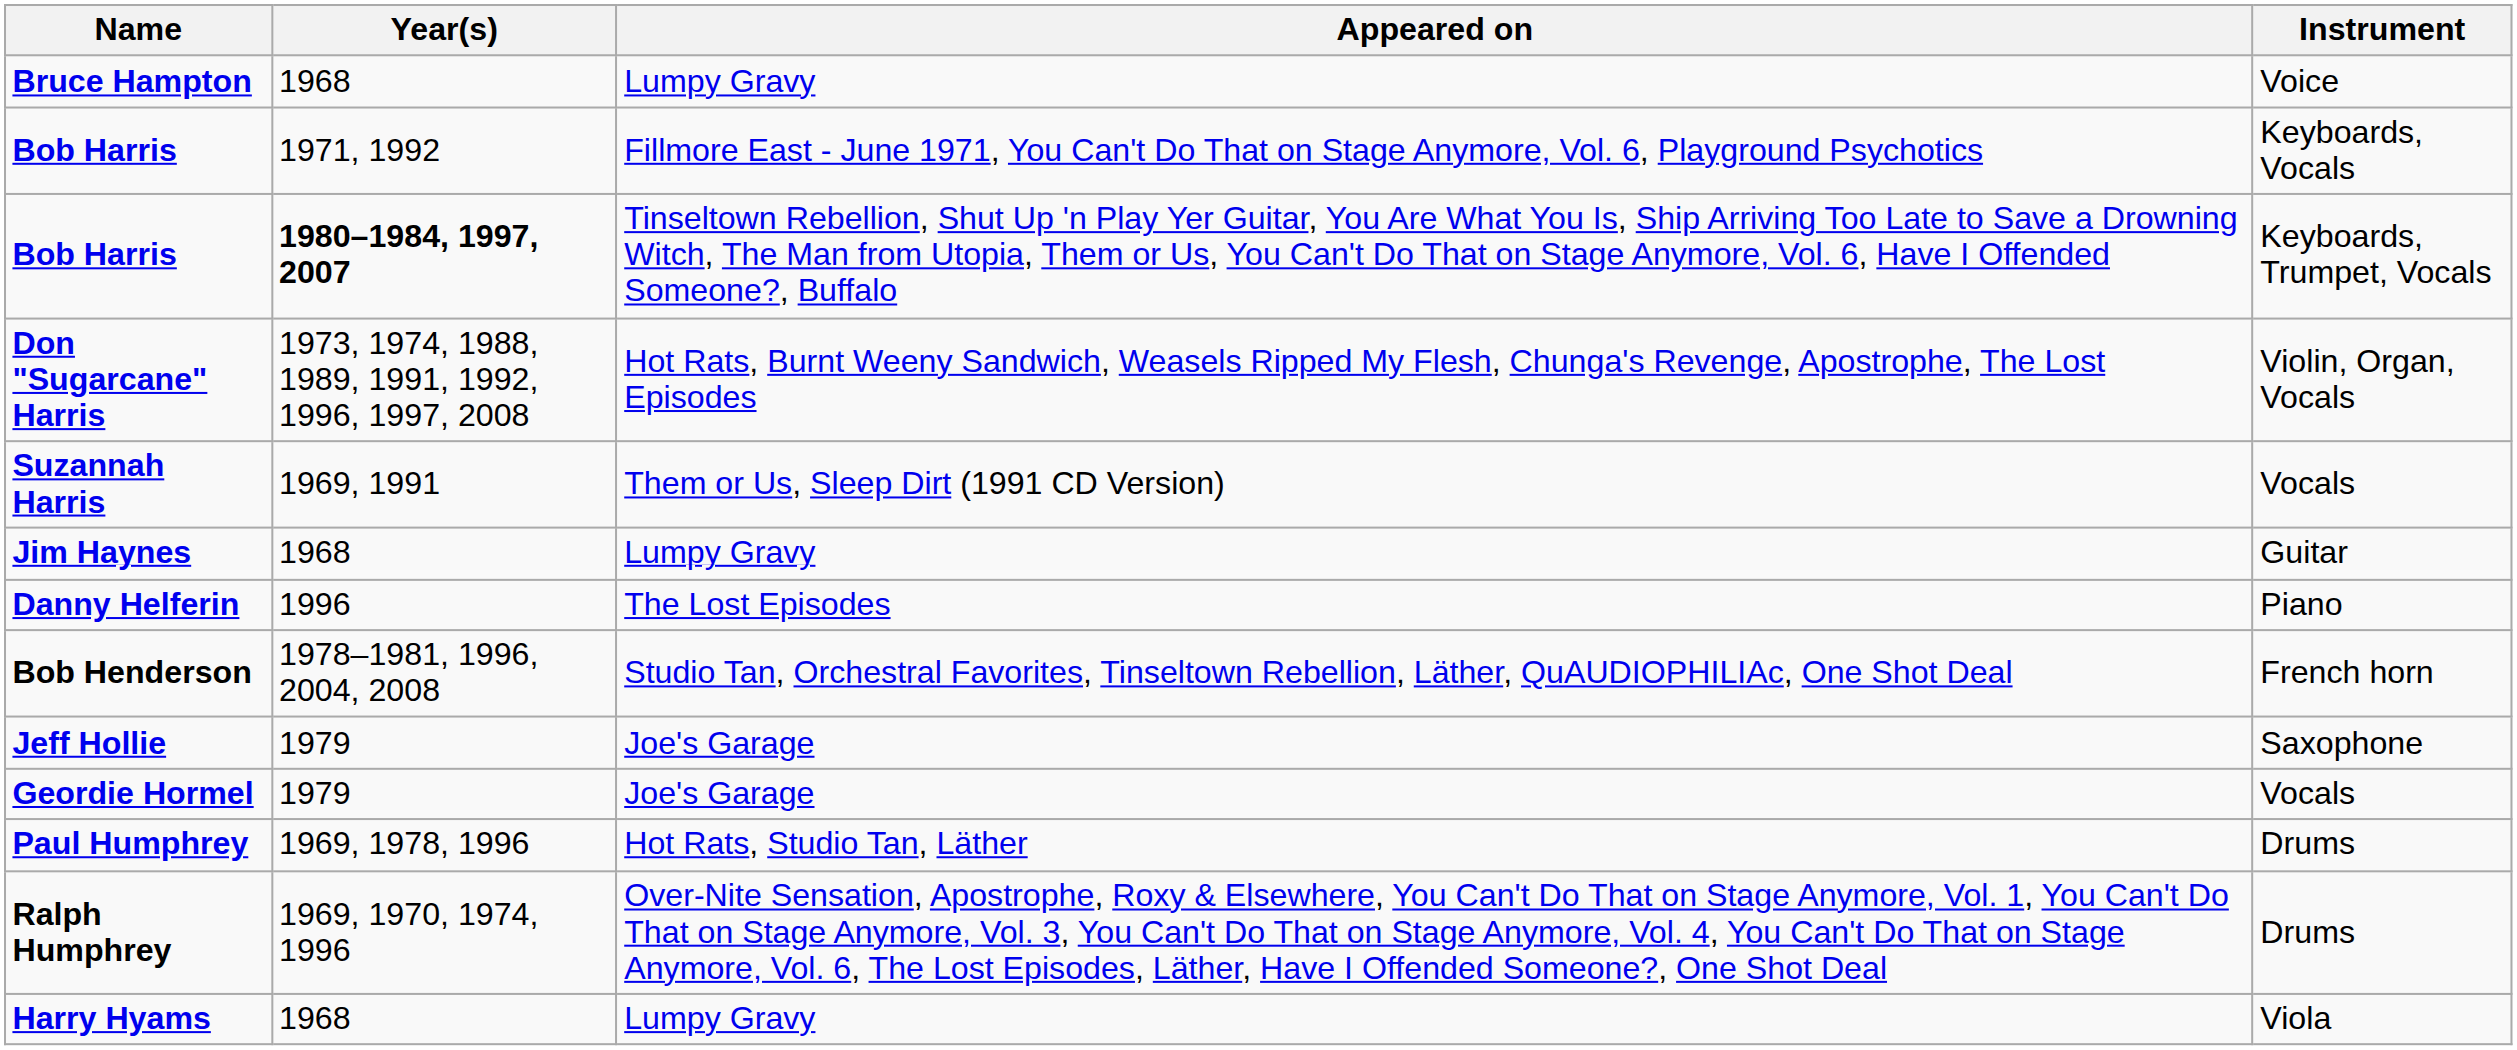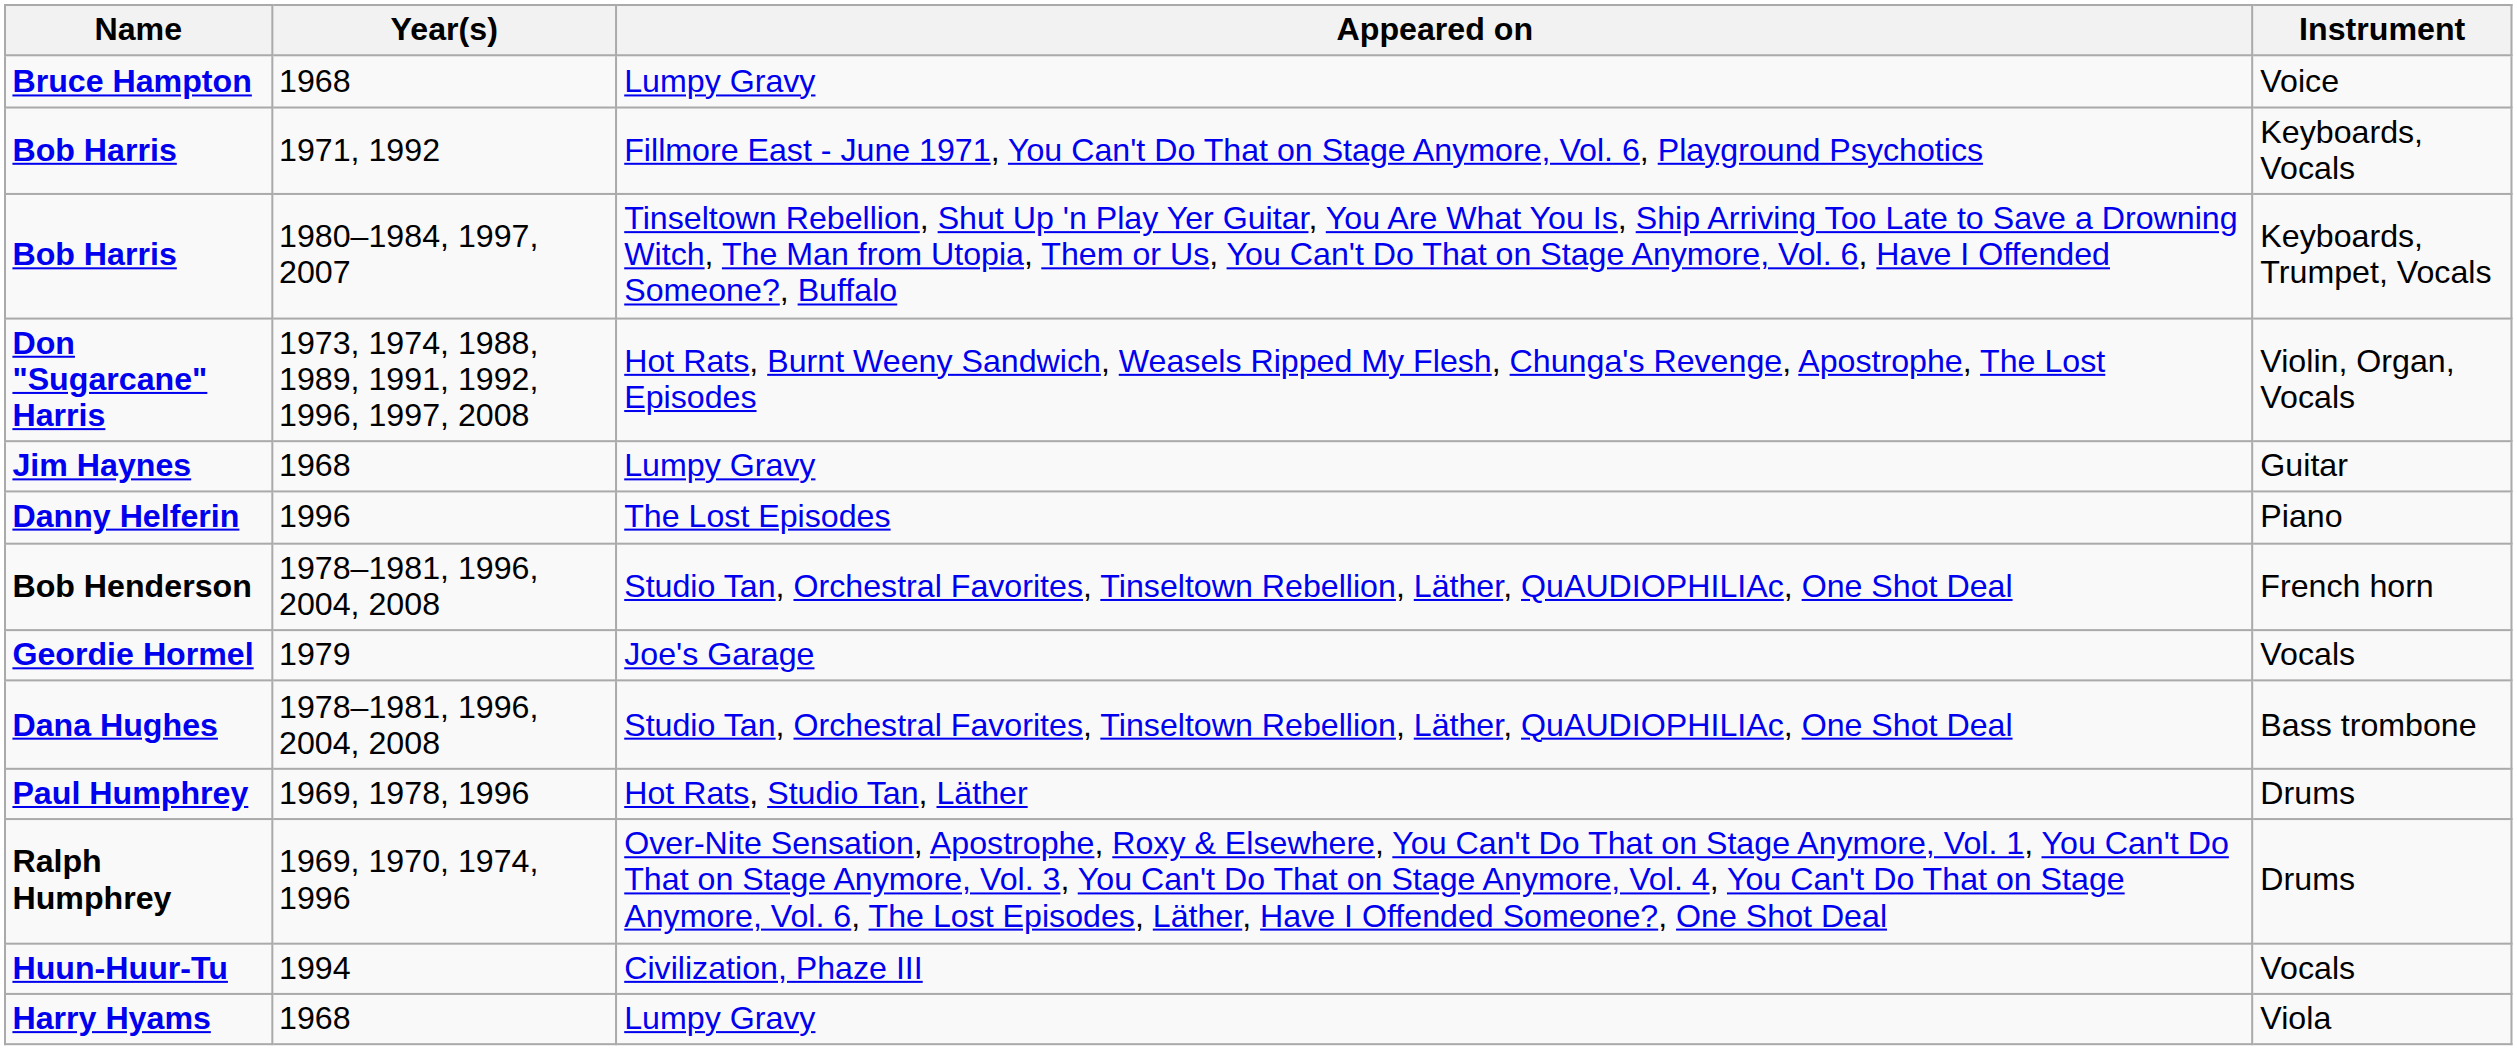(409, 255) bold -> (409, 255) normal
- row: (88, 484)
- row: (89, 742)
+ row: (115, 724)
+ row: (120, 967)
